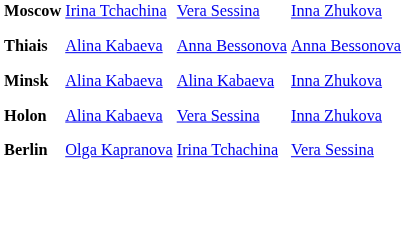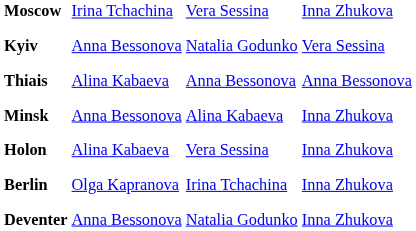+ row: (21, 46)
(114, 80) Alina Kabaeva -> (127, 115) Anna Bessonova
(332, 150) Vera Sessina -> (347, 184) Inna Zhukova
+ row: (36, 219)
